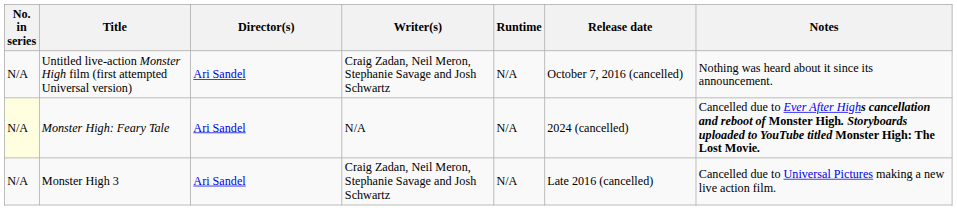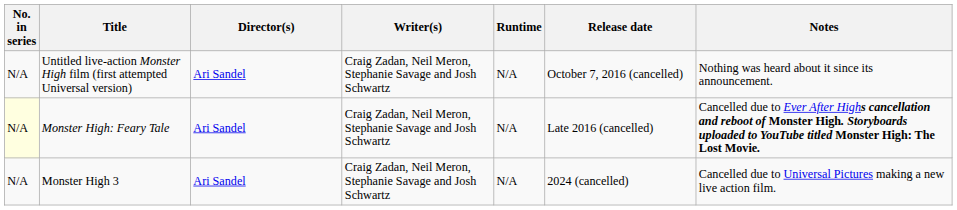(355, 127) N/A -> (411, 127) Craig Zadan, Neil Meron, Stephanie Savage and Josh Schwartz
(588, 127) 2024 (cancelled) -> (600, 127) Late 2016 (cancelled)
(600, 181) Late 2016 (cancelled) -> (588, 181) 2024 (cancelled)
